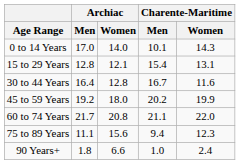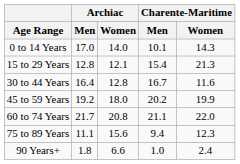(205, 64) 13.1 -> (205, 64) 21.3
